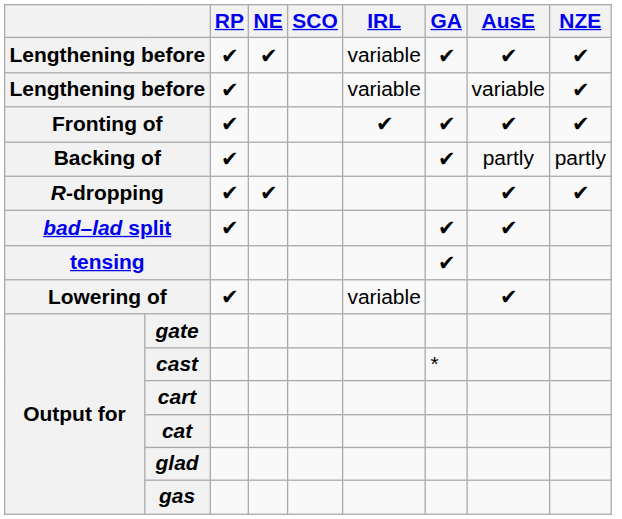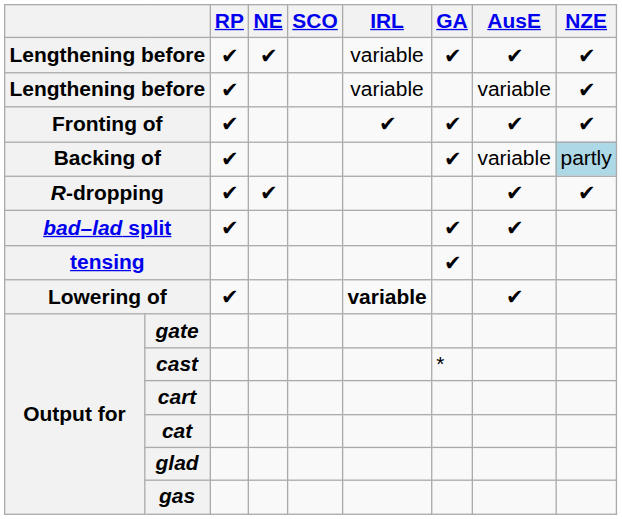(508, 158) partly -> (514, 158) variable
(580, 158) no background -> (586, 158) lightblue background
(384, 296) normal -> (387, 296) bold
